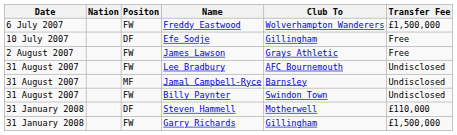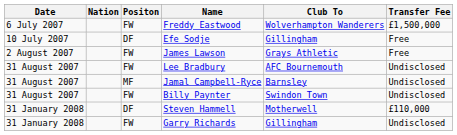(414, 123) £1,500,000 -> (417, 123) Undisclosed
